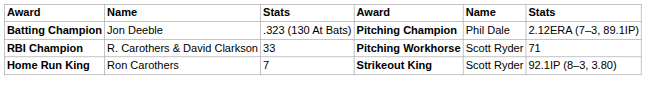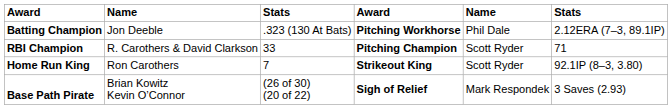(407, 30) Pitching Champion -> (409, 30) Pitching Workhorse
(409, 48) Pitching Workhorse -> (407, 48) Pitching Champion
+ row: (50, 95)
